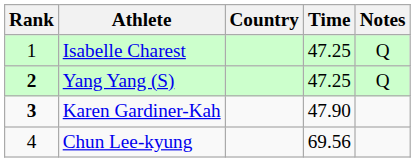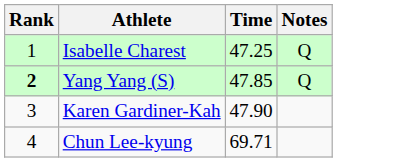- column: (264, 19)
(329, 80) 47.25 -> (251, 80) 47.85
(31, 111) bold -> (31, 111) normal
(329, 141) 69.56 -> (251, 141) 69.71
